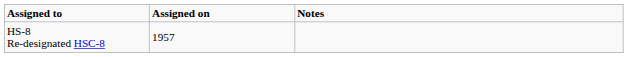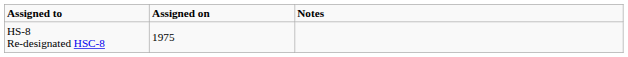(163, 37) 1957 -> (163, 37) 1975
